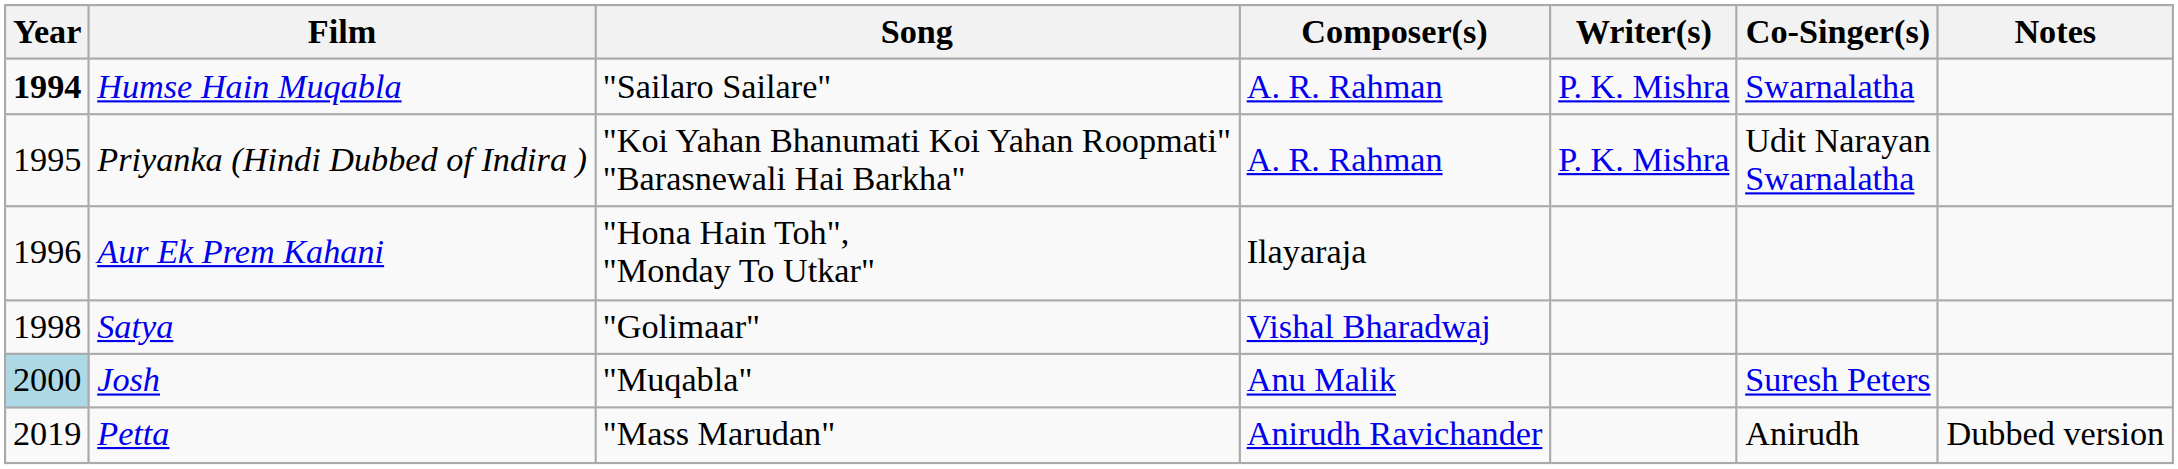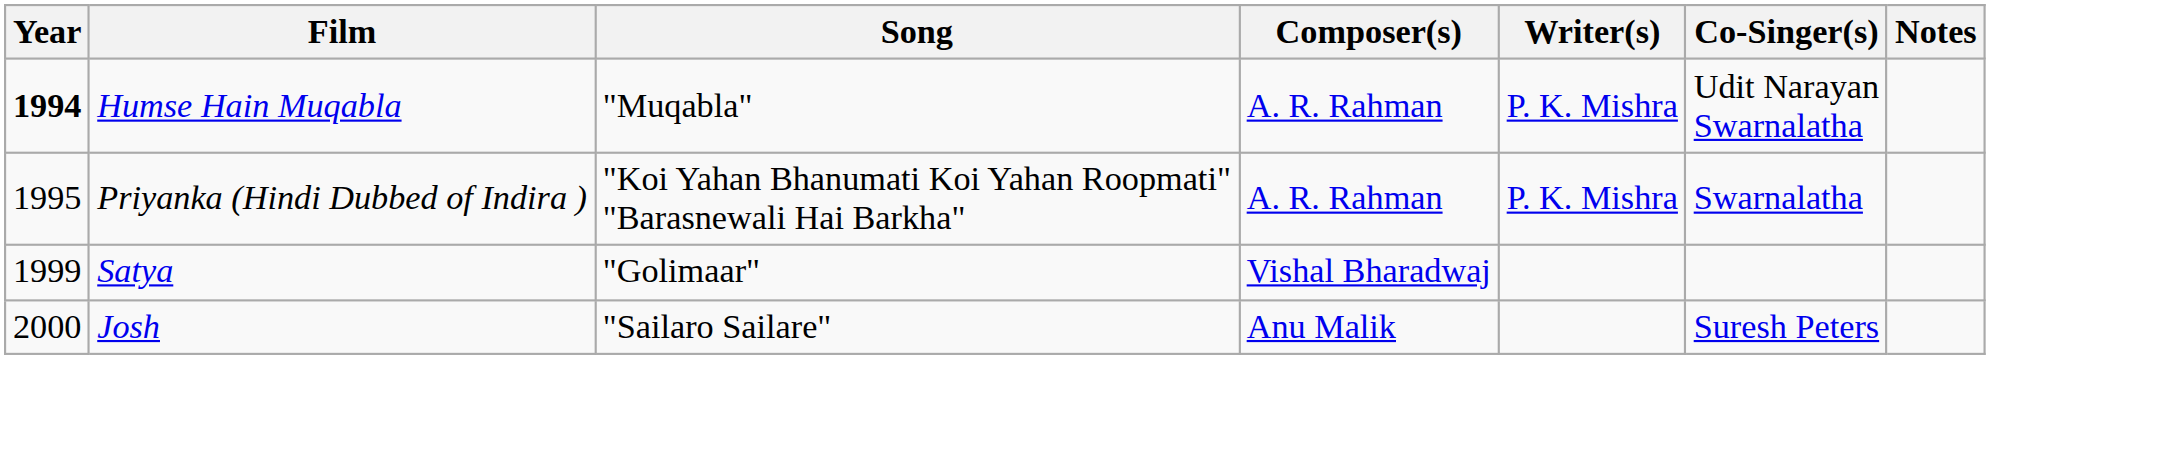(717, 85) "Sailaro Sailare" -> (678, 105) "Muqabla"
(1830, 85) Swarnalatha -> (1786, 105) Udit Narayan Swarnalatha
(1838, 159) Udit Narayan Swarnalatha -> (1778, 198) Swarnalatha
- row: (241, 252)
(47, 325) 1998 -> (47, 271) 1999
(47, 380) lightblue background -> (47, 325) no background
(678, 380) "Muqabla" -> (717, 325) "Sailaro Sailare"
- row: (133, 434)
